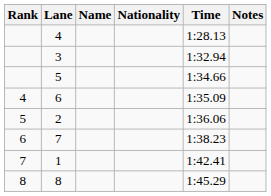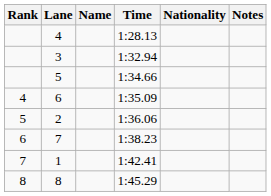columns swapped: (149, 14) <-> (206, 14)
